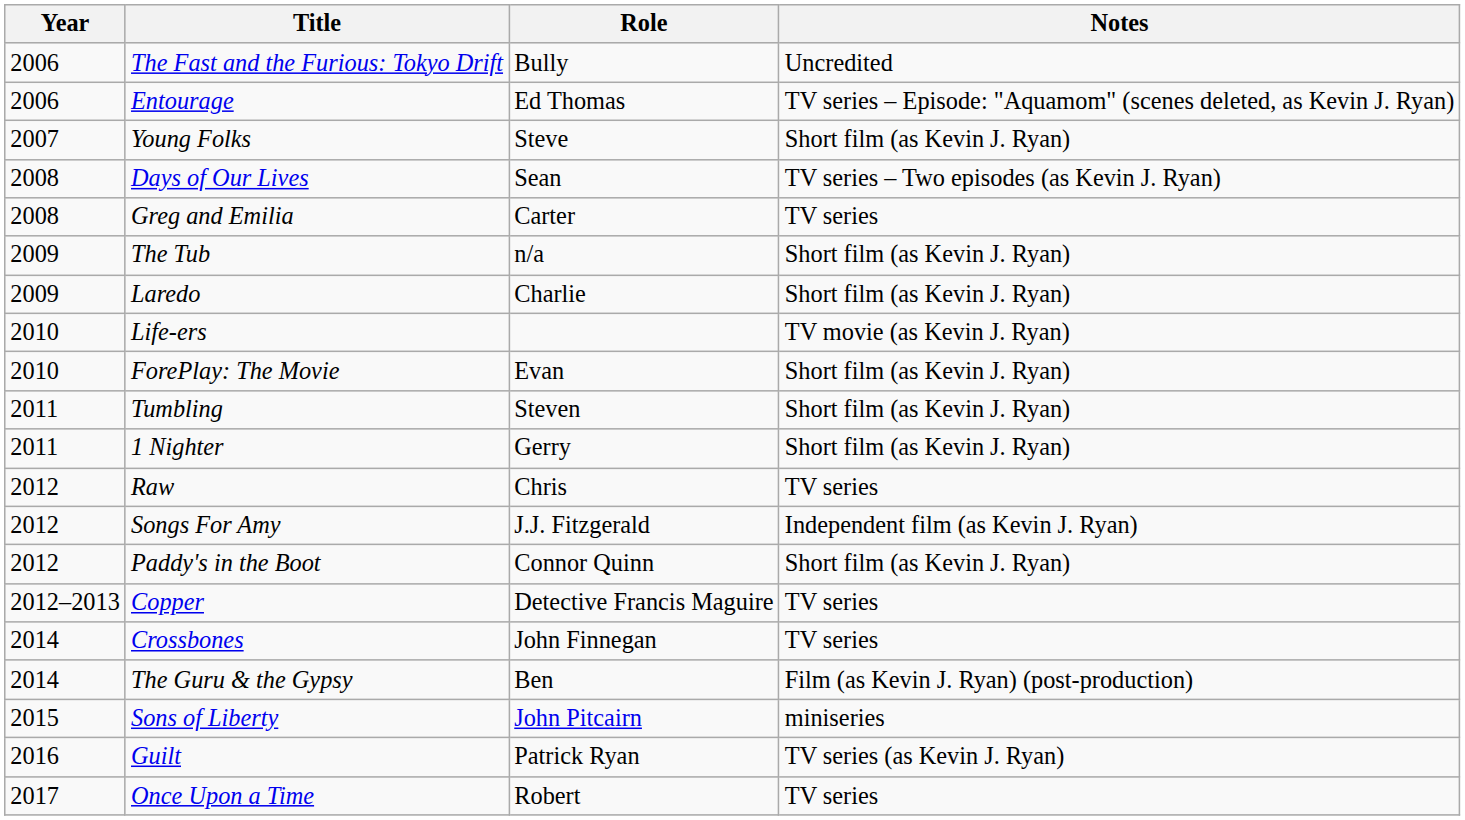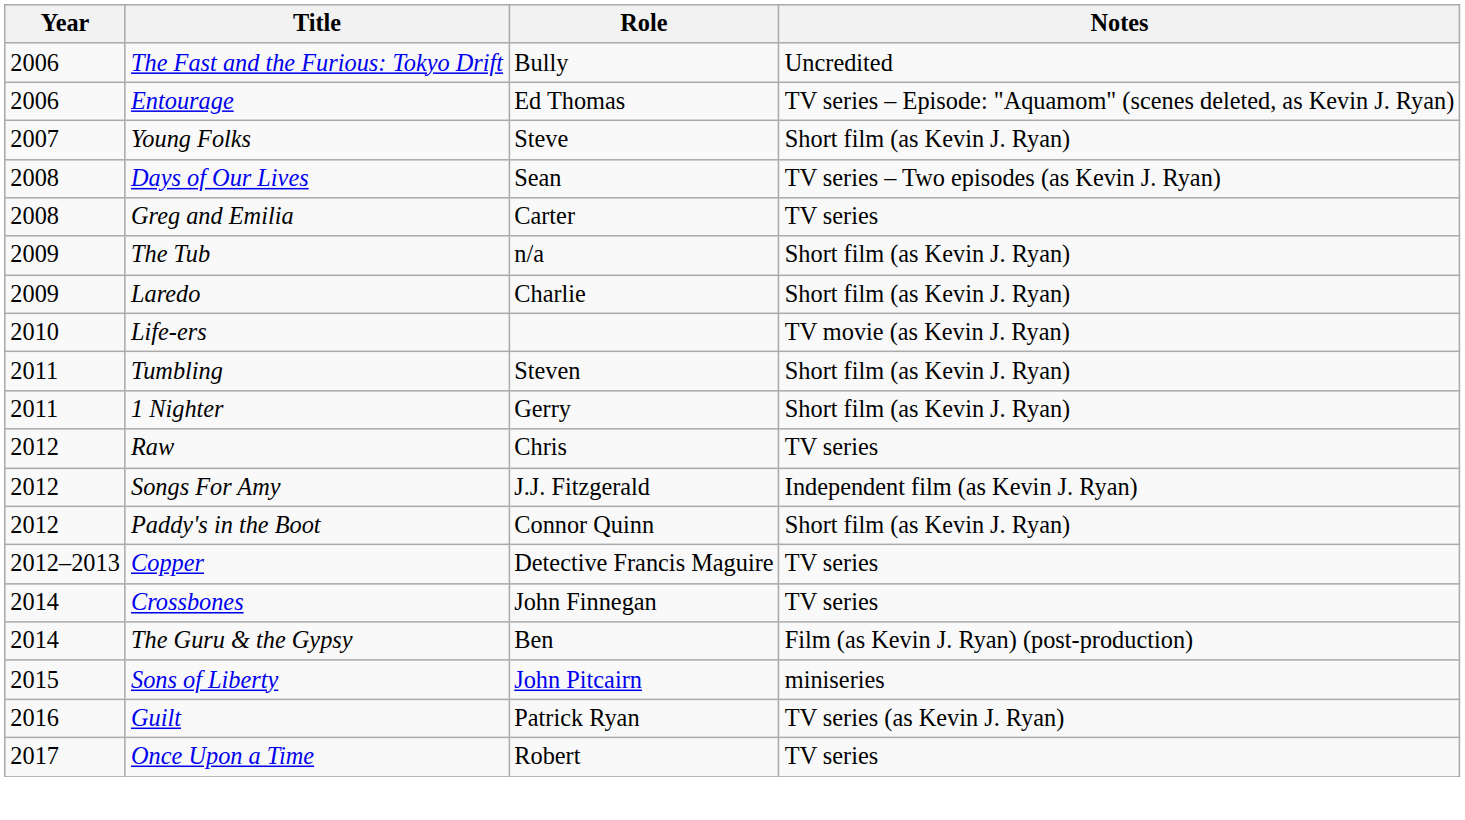- row: (235, 370)
